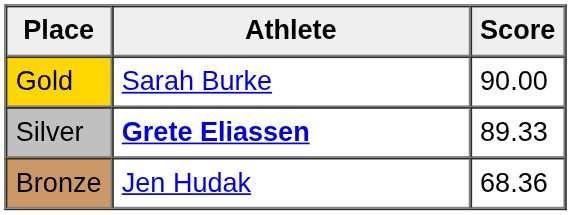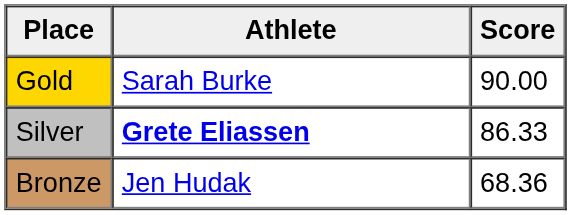(514, 132) 89.33 -> (514, 132) 86.33
